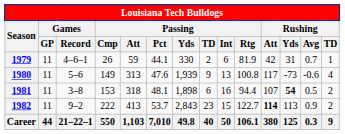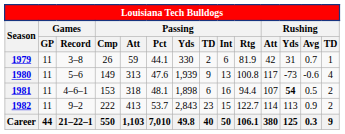(76, 59) 4–6–1 -> (76, 59) 3–8
(76, 90) 3–8 -> (76, 90) 4–6–1
(270, 106) bold -> (270, 106) normal
